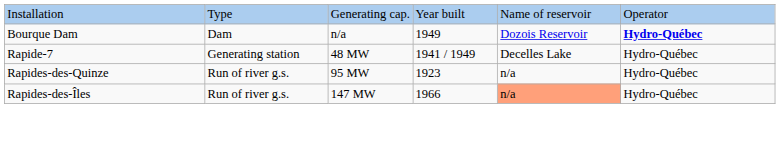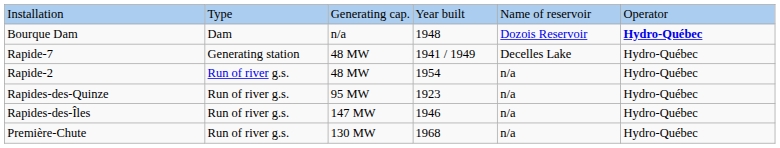(428, 34) 1949 -> (428, 34) 1948
+ row: (30, 73)
(428, 93) 1966 -> (428, 113) 1946
(508, 93) lightsalmon background -> (508, 113) no background
+ row: (47, 133)
